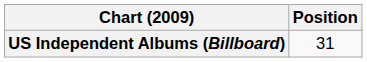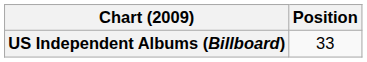(325, 43) 31 -> (325, 43) 33
